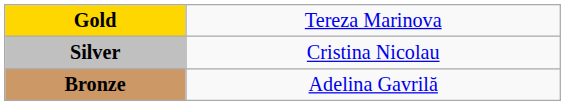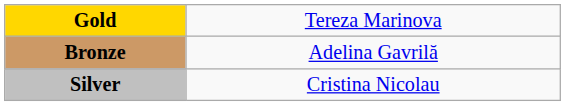rows swapped: (95, 52) <-> (95, 84)
